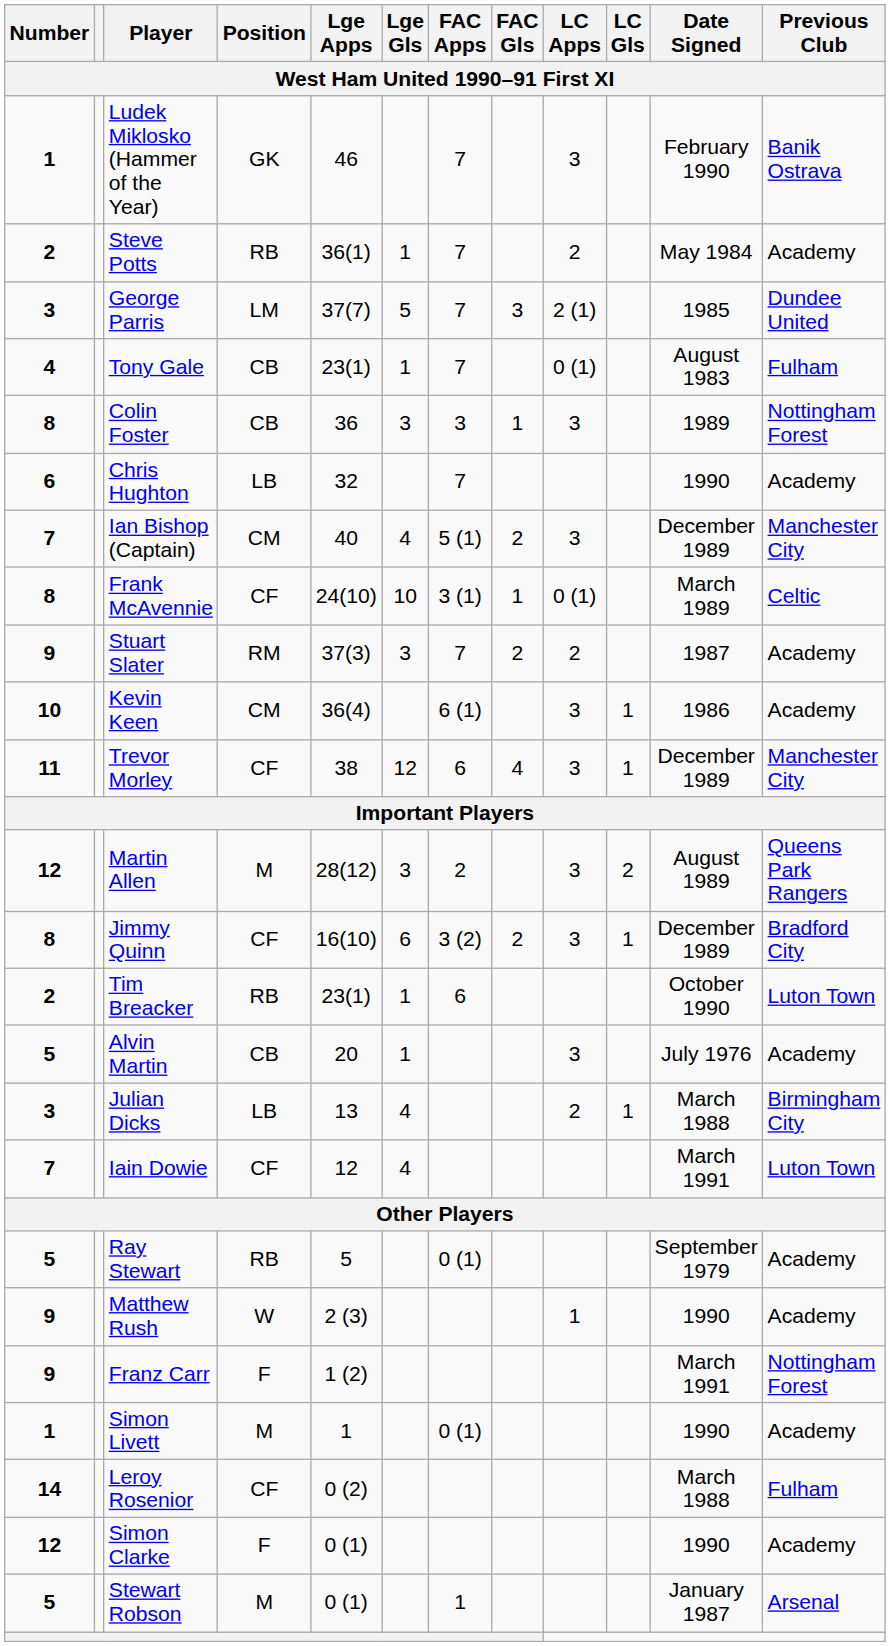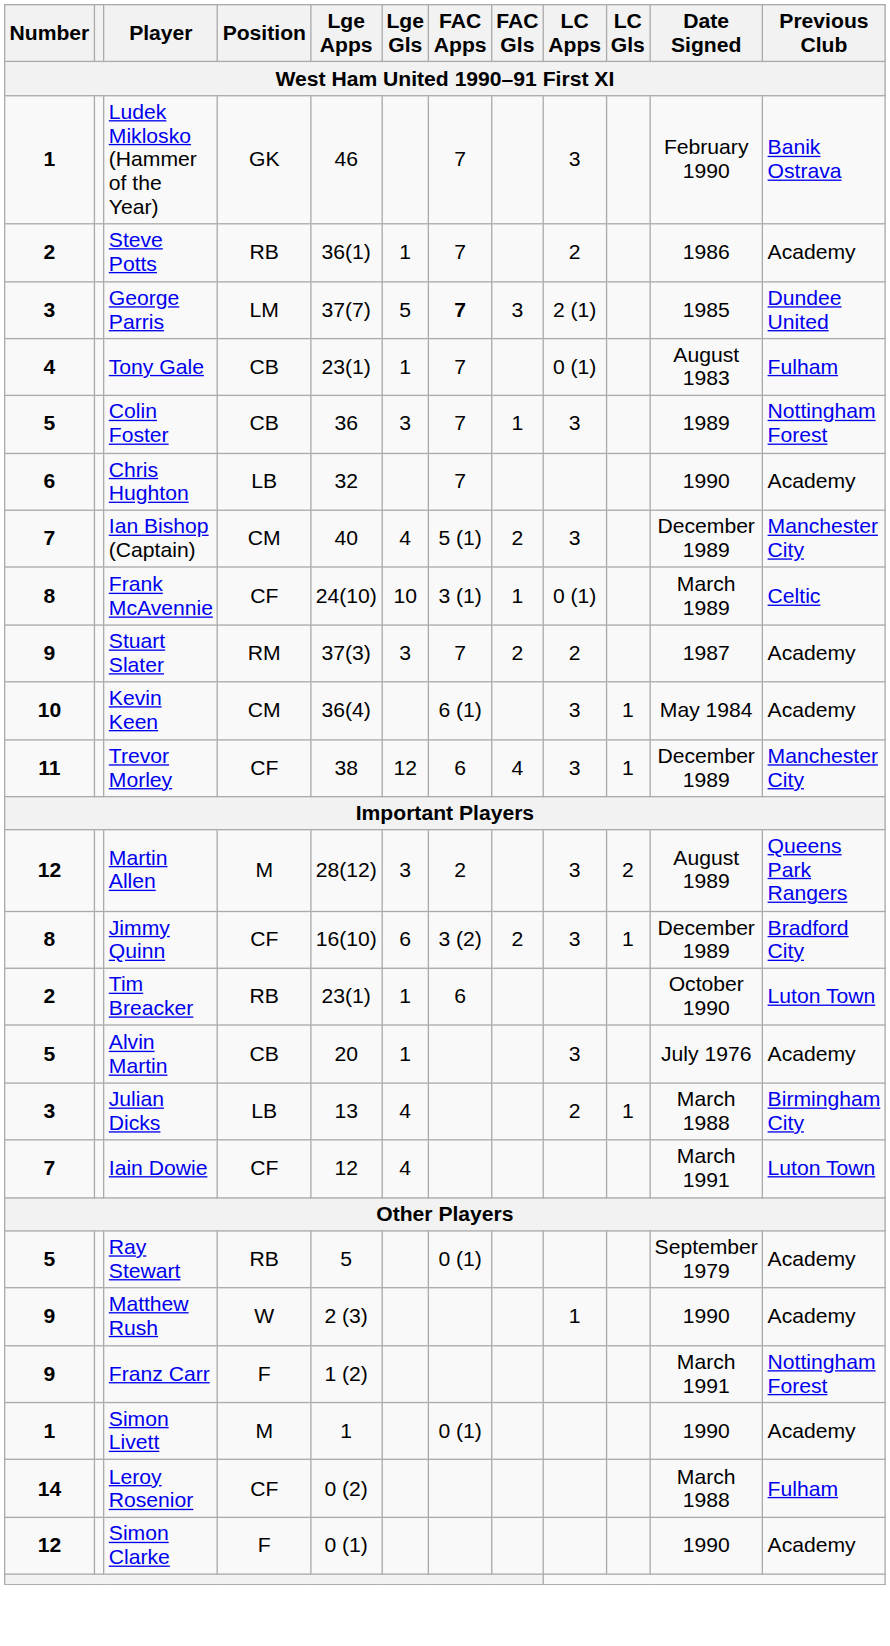(706, 252) May 1984 -> (706, 252) 1986
(460, 309) normal -> (460, 309) bold
(49, 424) 8 -> (49, 424) 5
(460, 424) 3 -> (460, 424) 7
(706, 710) 1986 -> (706, 710) May 1984
- row: (145, 1602)
